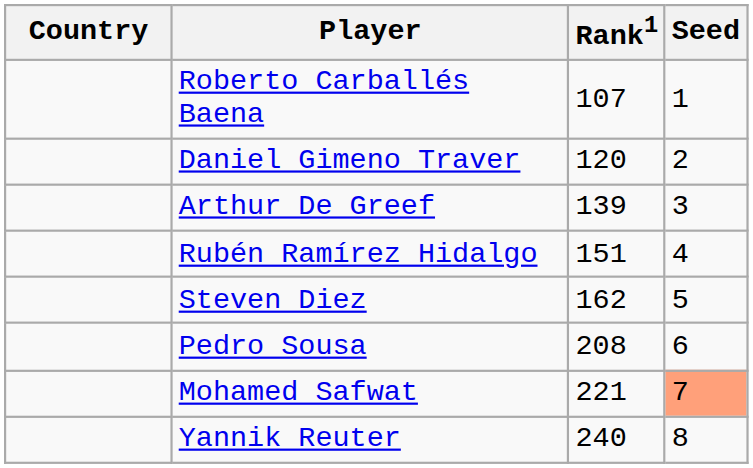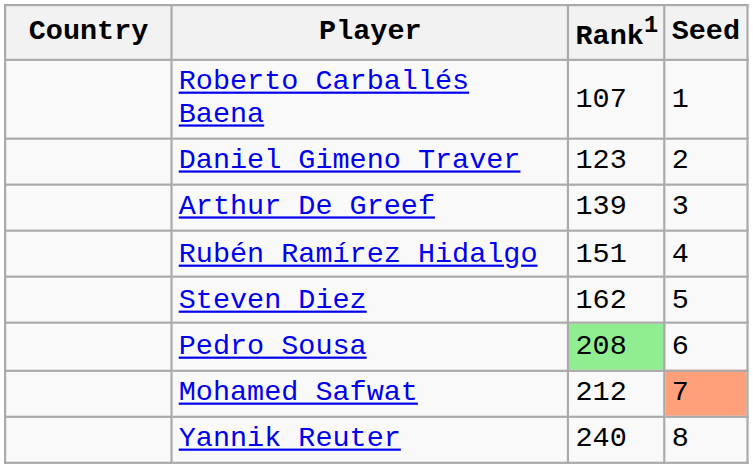(601, 161) 120 -> (601, 161) 123
(601, 347) no background -> (601, 347) lightgreen background
(601, 393) 221 -> (601, 393) 212
